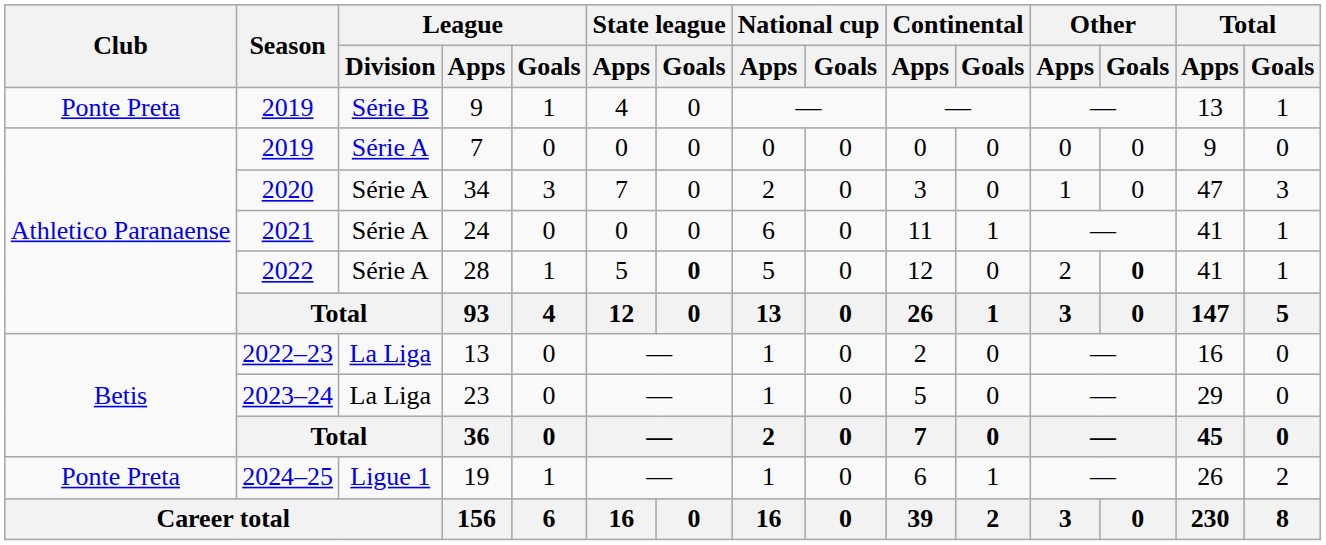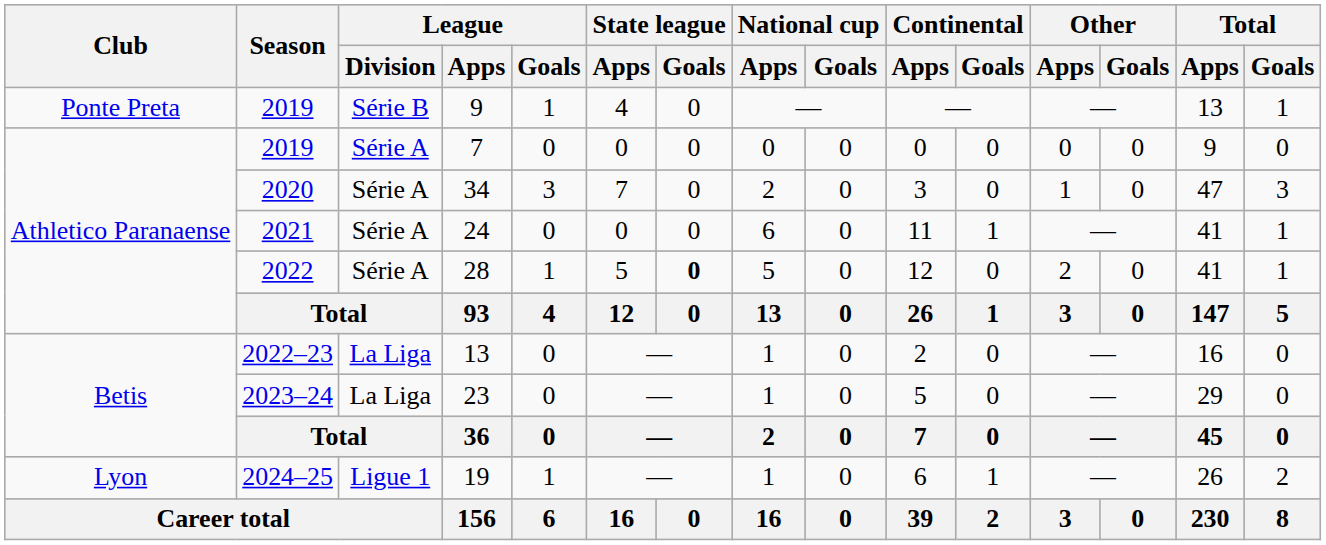(1138, 271) bold -> (1138, 271) normal
(121, 477) Ponte Preta -> (121, 477) Lyon
